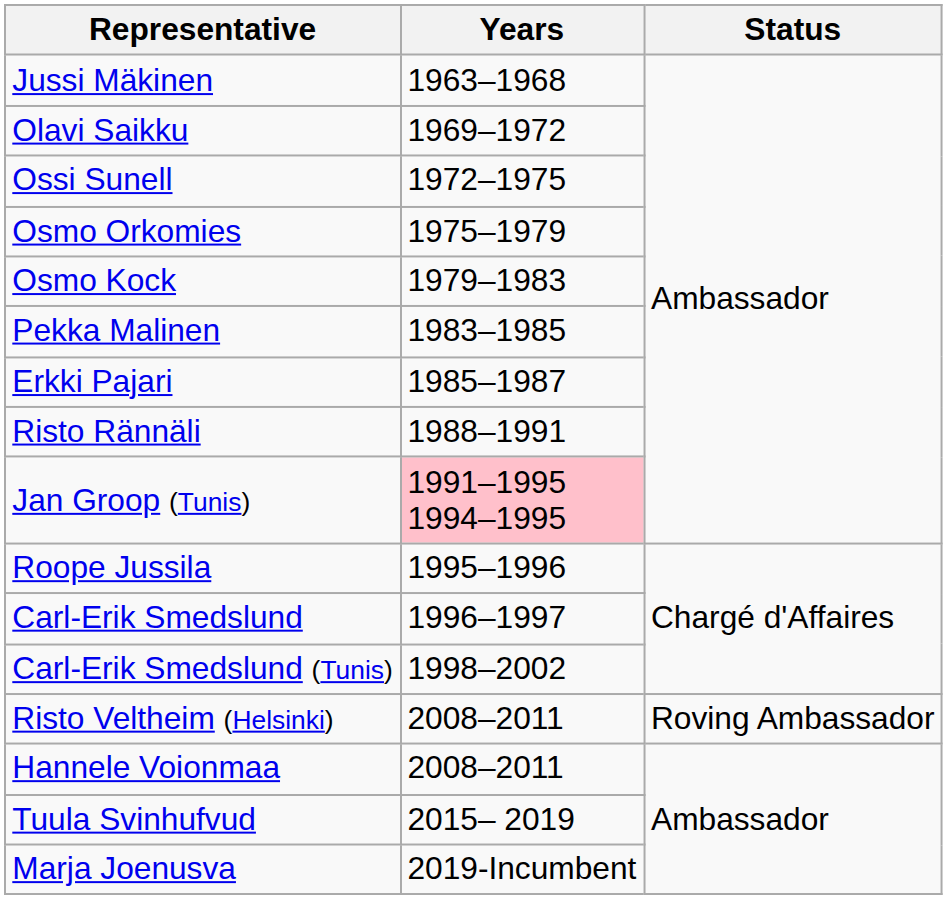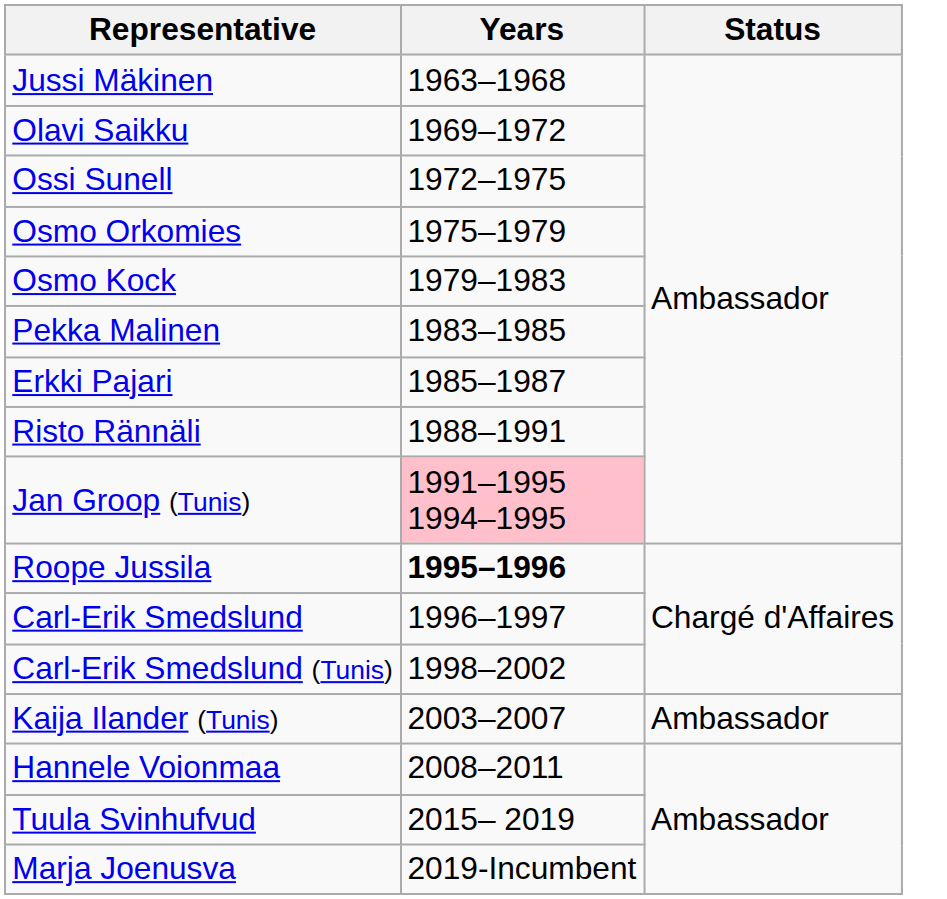(487, 567) normal -> (487, 567) bold
+ row: (145, 718)
- row: (173, 718)
